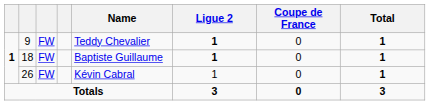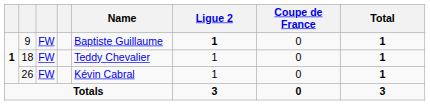(112, 41) Teddy Chevalier -> (119, 41) Baptiste Guillaume
(119, 58) Baptiste Guillaume -> (112, 58) Teddy Chevalier
(214, 58) bold -> (214, 58) normal
